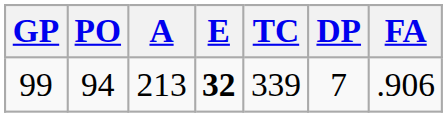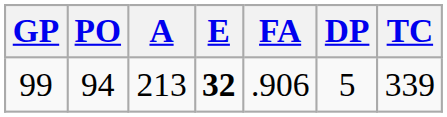columns swapped: (276, 31) <-> (406, 31)
(339, 84) 7 -> (347, 84) 5
